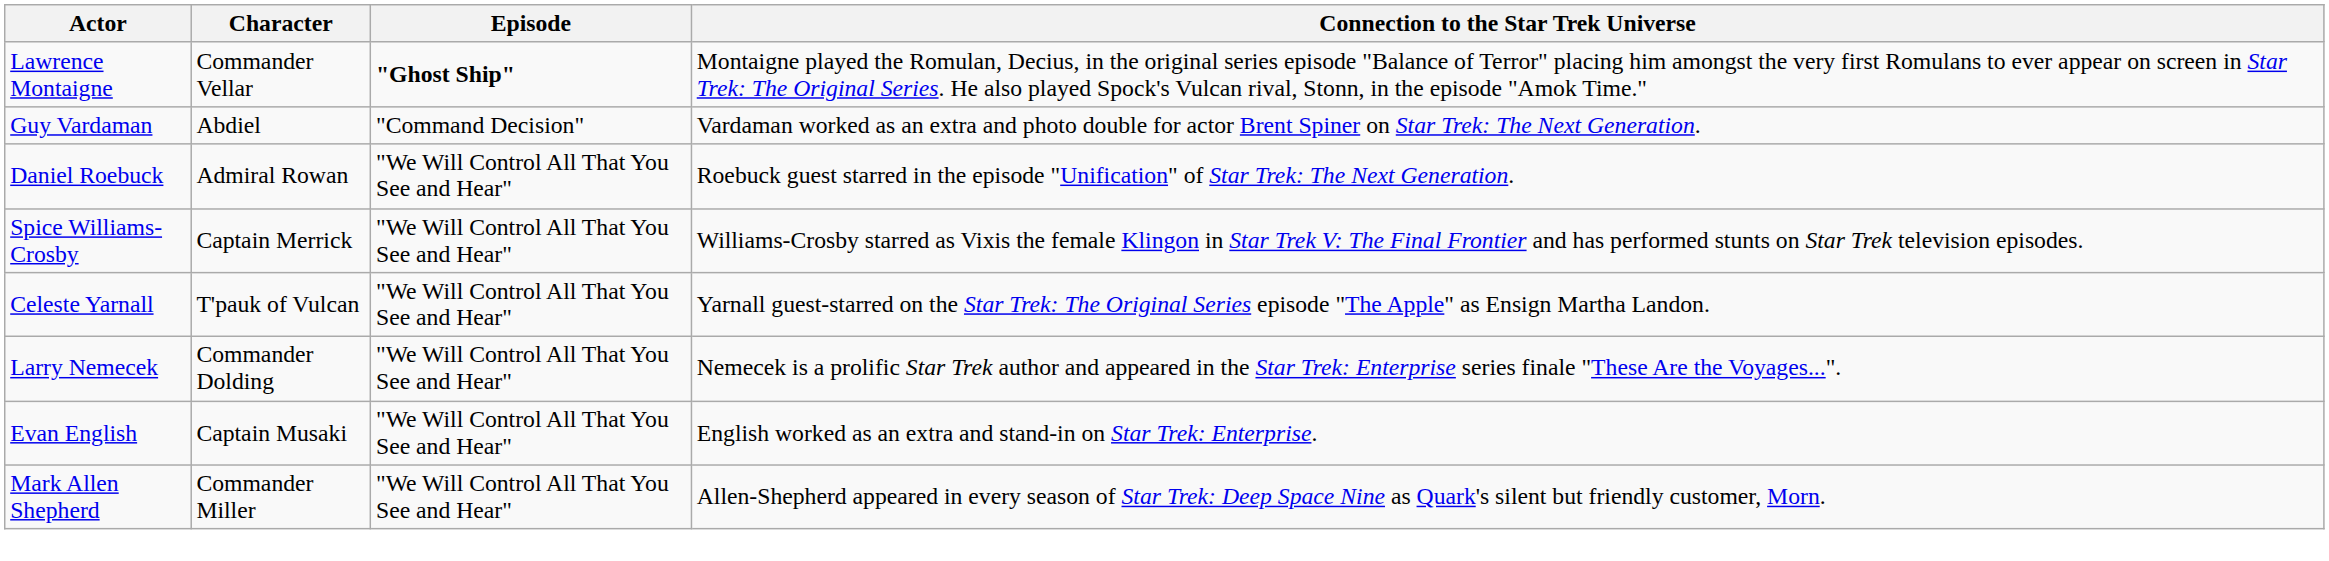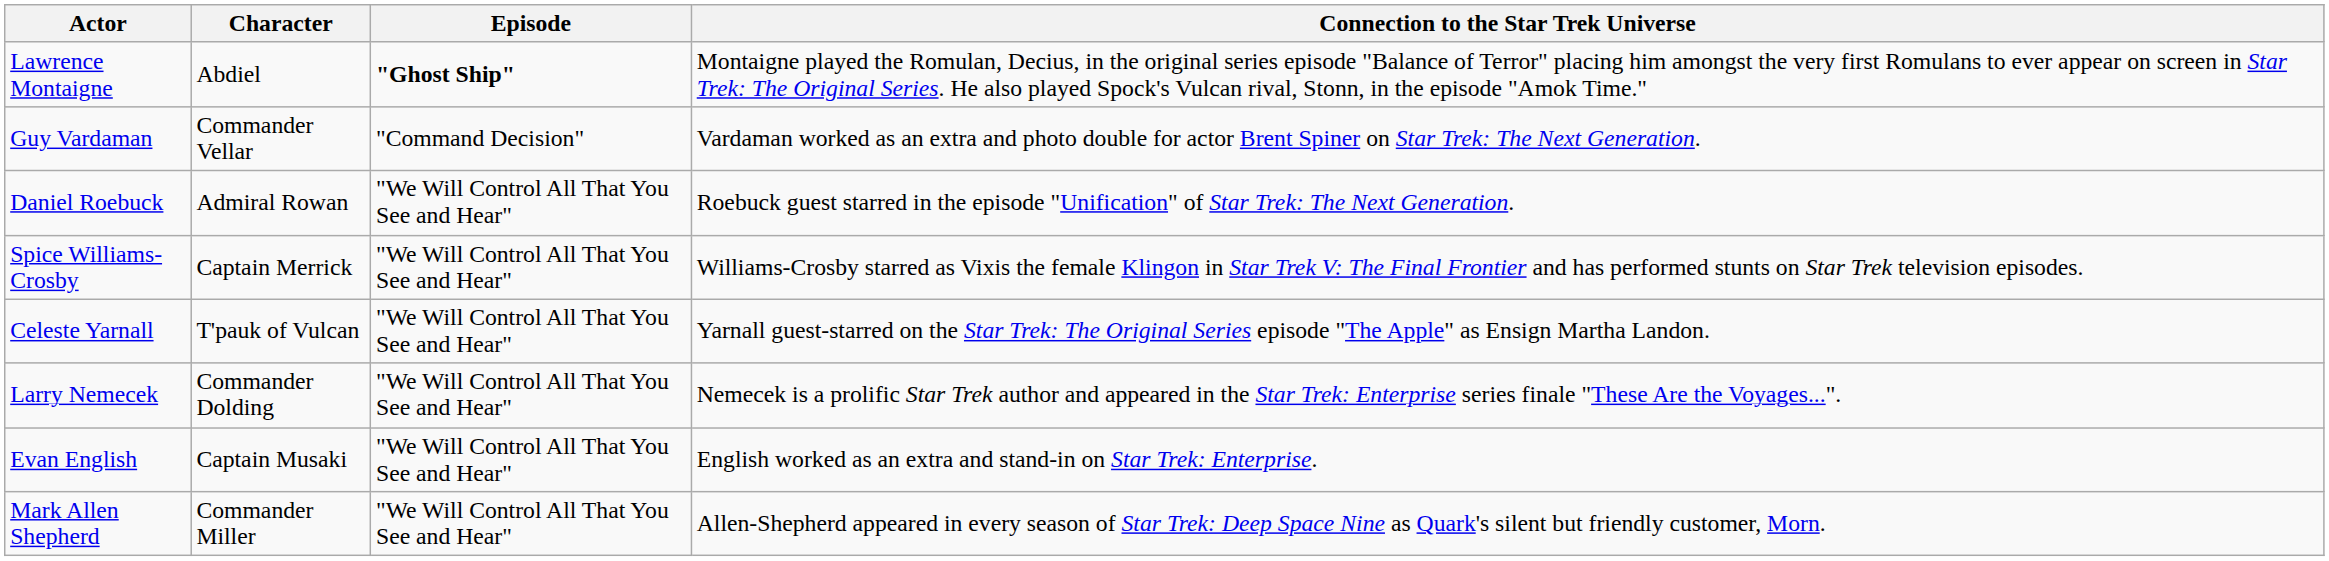(255, 74) Commander Vellar -> (229, 74) Abdiel
(229, 125) Abdiel -> (255, 138) Commander Vellar
